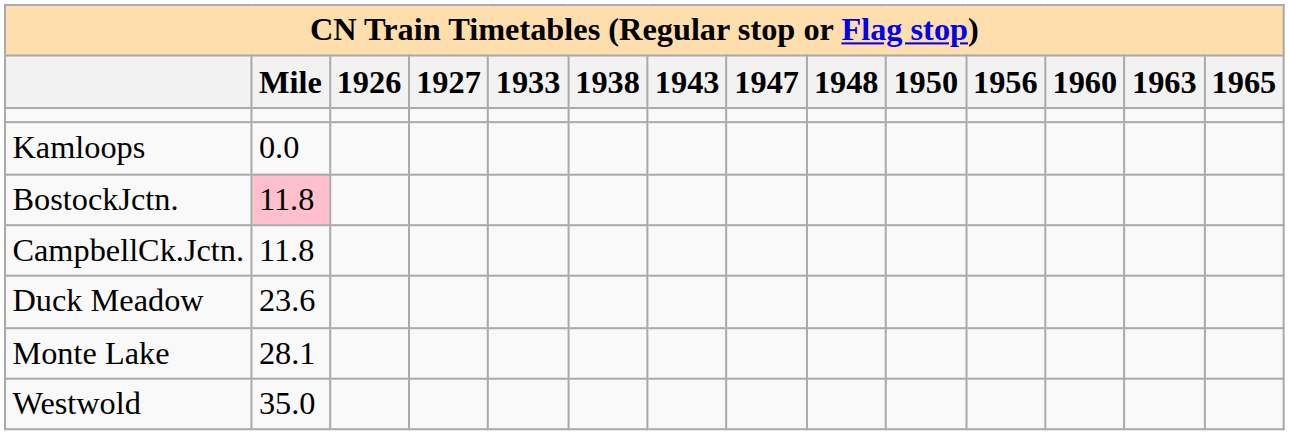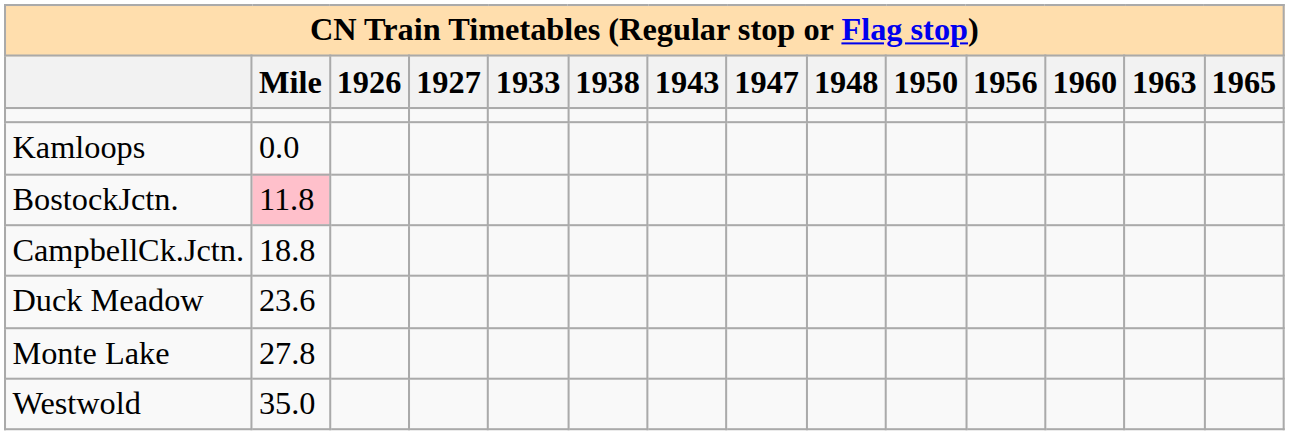(287, 250) 11.8 -> (287, 250) 18.8
(287, 352) 28.1 -> (287, 352) 27.8
